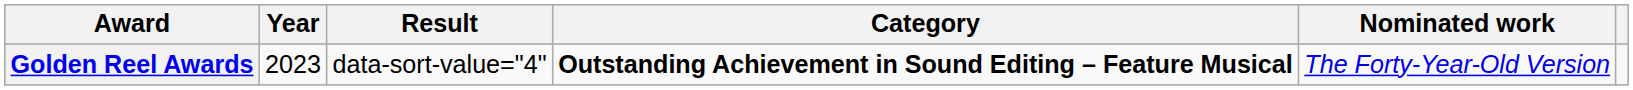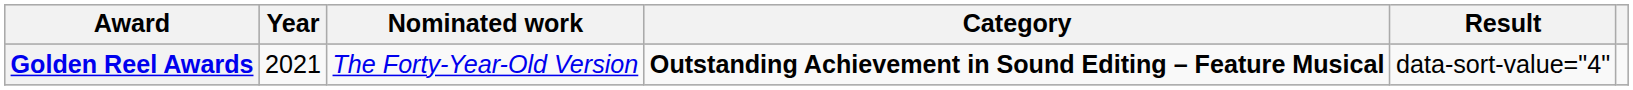columns swapped: (1457, 24) <-> (440, 24)
(293, 64) 2023 -> (293, 64) 2021
